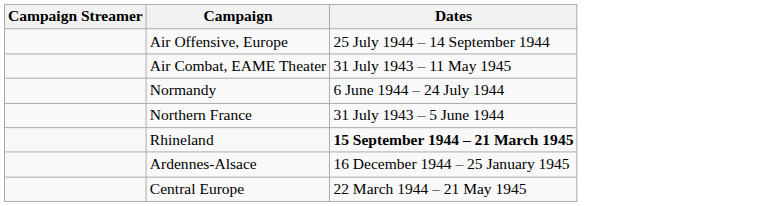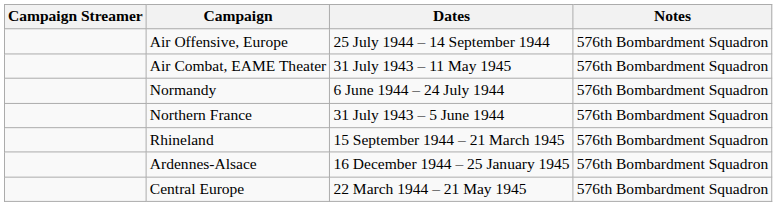+ column: (672, 16)
(453, 139) bold -> (449, 139) normal
